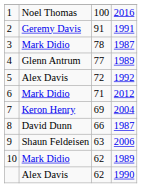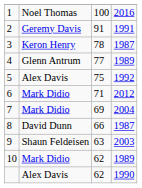(46, 45) Mark Didio -> (49, 45) Keron Henry
(99, 77) 72 -> (99, 77) 75
(49, 110) Keron Henry -> (46, 110) Mark Didio
(124, 142) 2006 -> (124, 142) 2003
